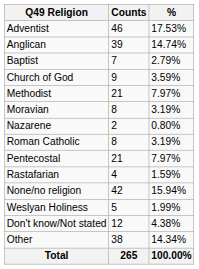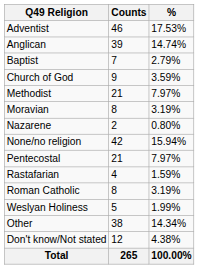rows swapped: (44, 191) <-> (43, 142)
rows swapped: (19, 239) <-> (57, 223)
